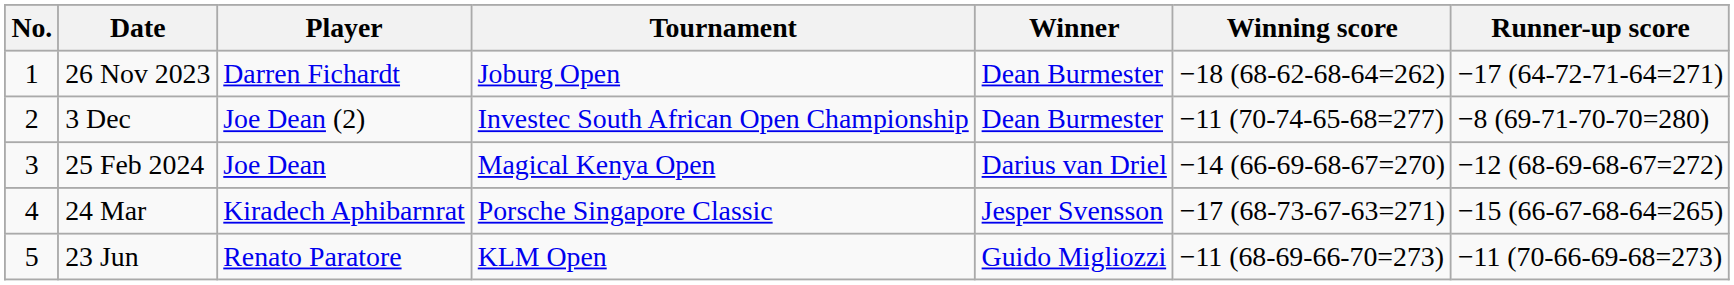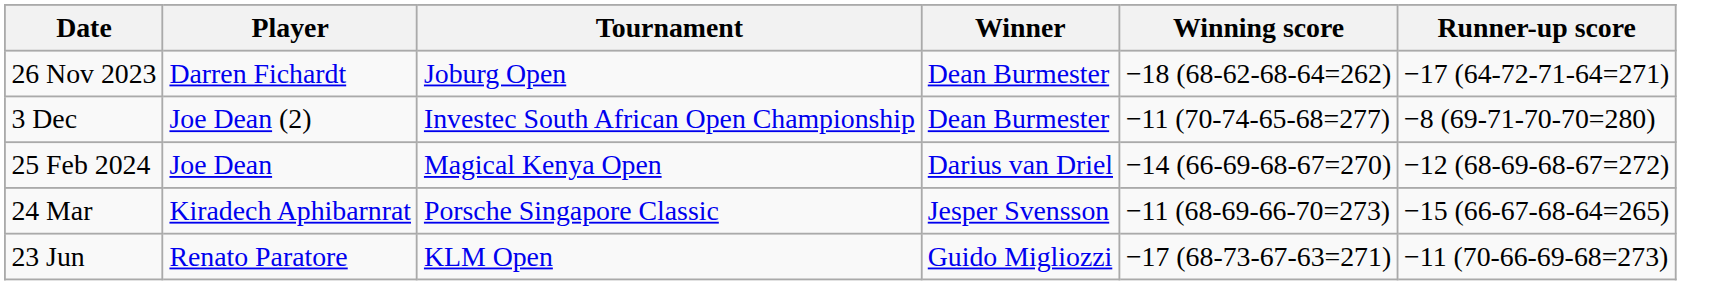- column: (32, 27)
(1312, 211) −17 (68-73-67-63=271) -> (1258, 211) −11 (68-69-66-70=273)
(1312, 256) −11 (68-69-66-70=273) -> (1259, 256) −17 (68-73-67-63=271)
